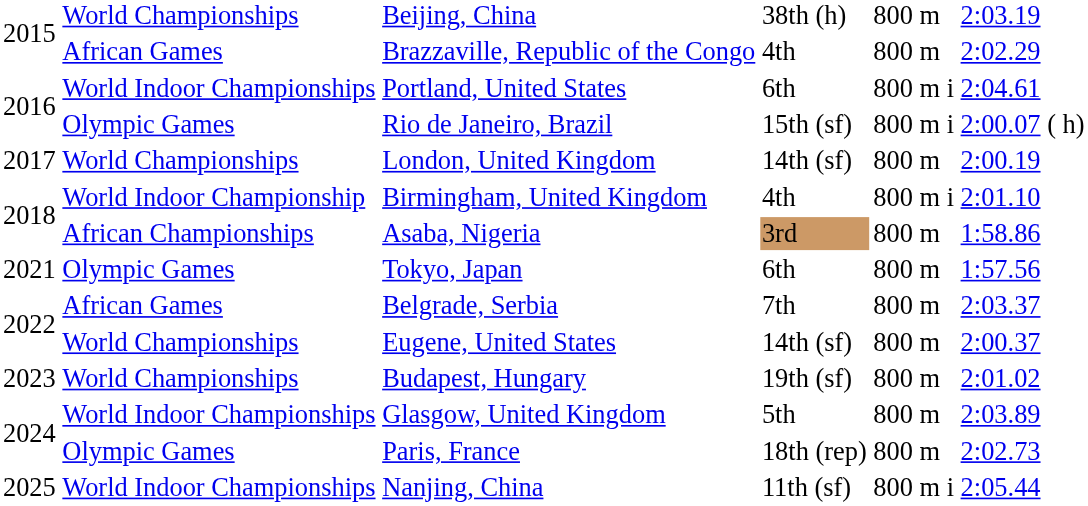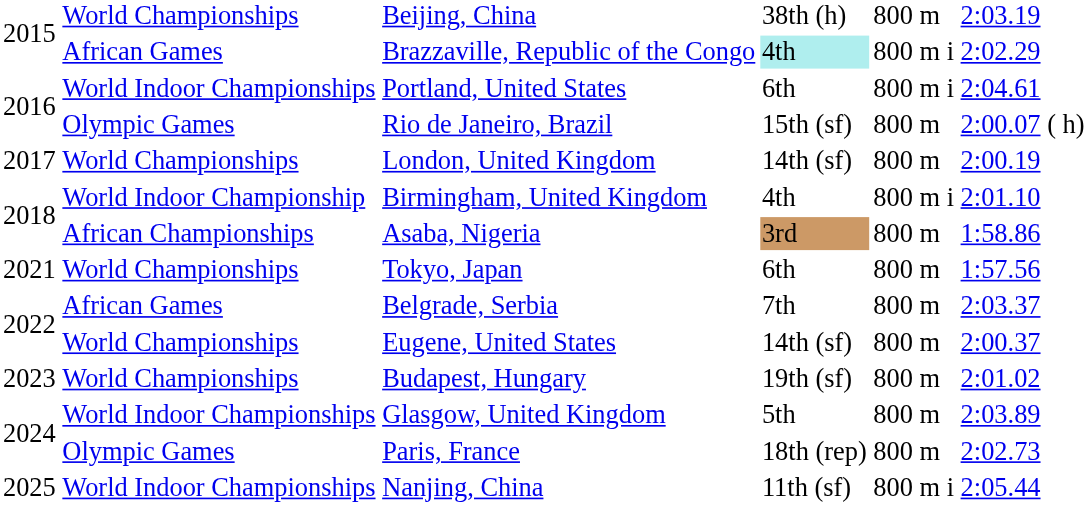(779, 51) no background -> (779, 51) paleturquoise background
(907, 51) 800 m -> (914, 51) 800 m i
(914, 124) 800 m i -> (907, 124) 800 m
(148, 269) Olympic Games -> (180, 269) World Championships
